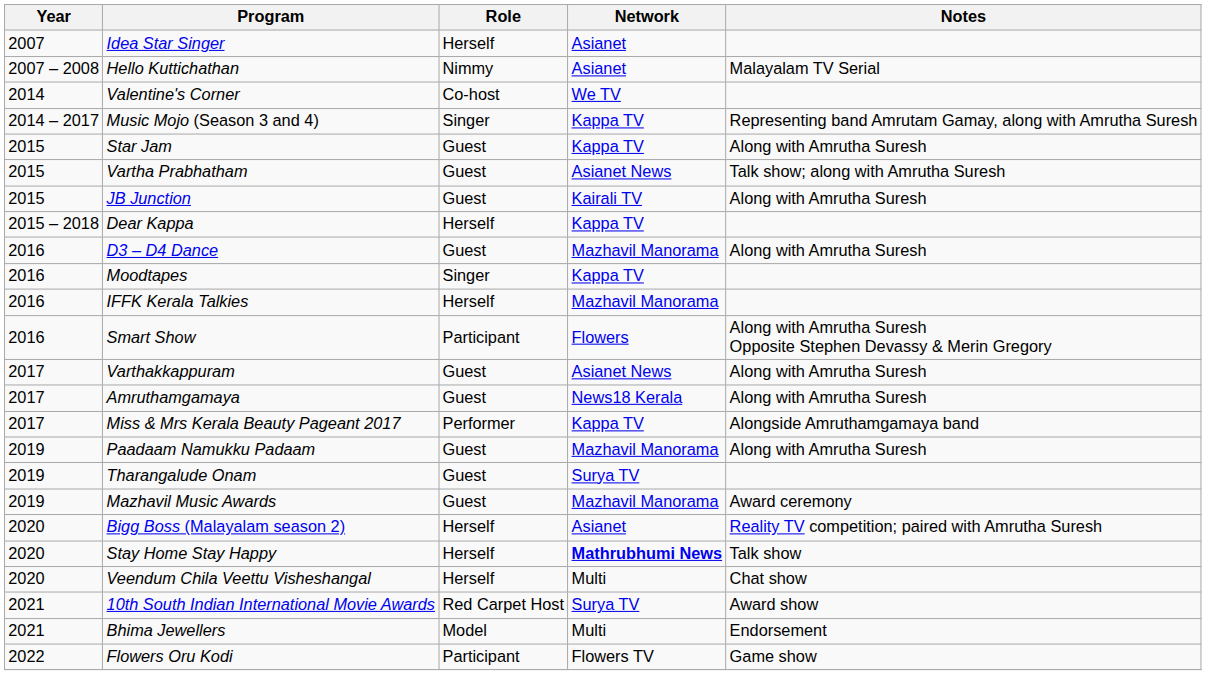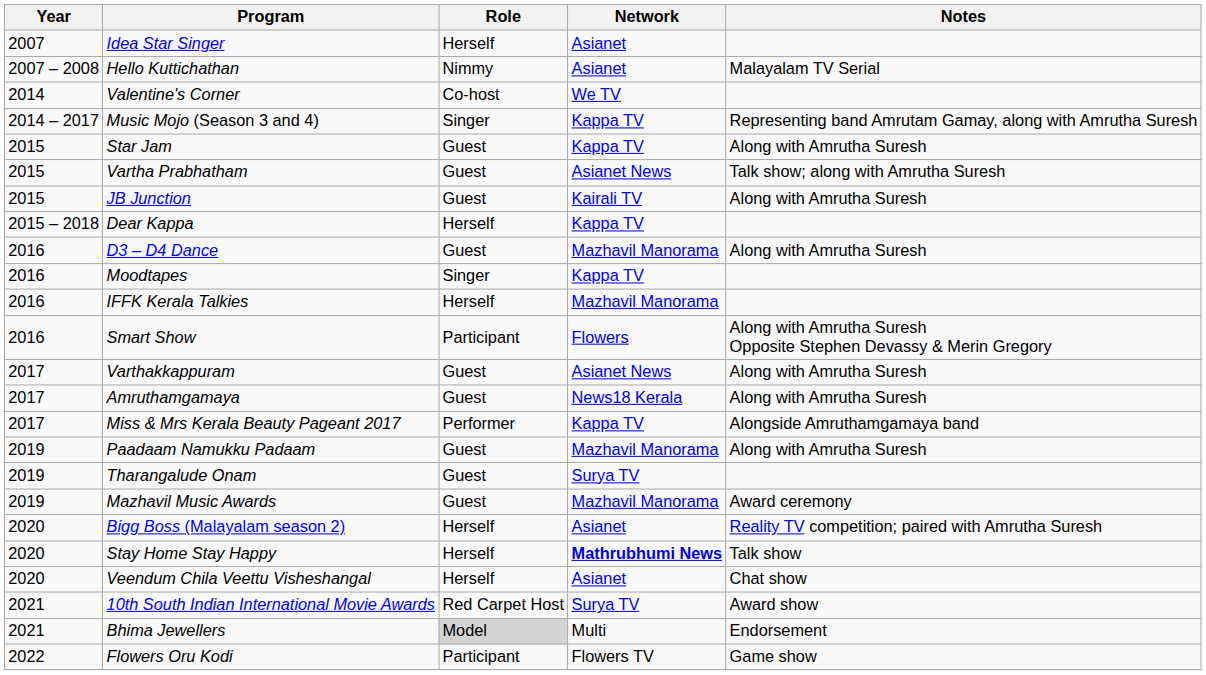(589, 579) Multi -> (599, 579) Asianet
(465, 631) no background -> (465, 631) lightgrey background
